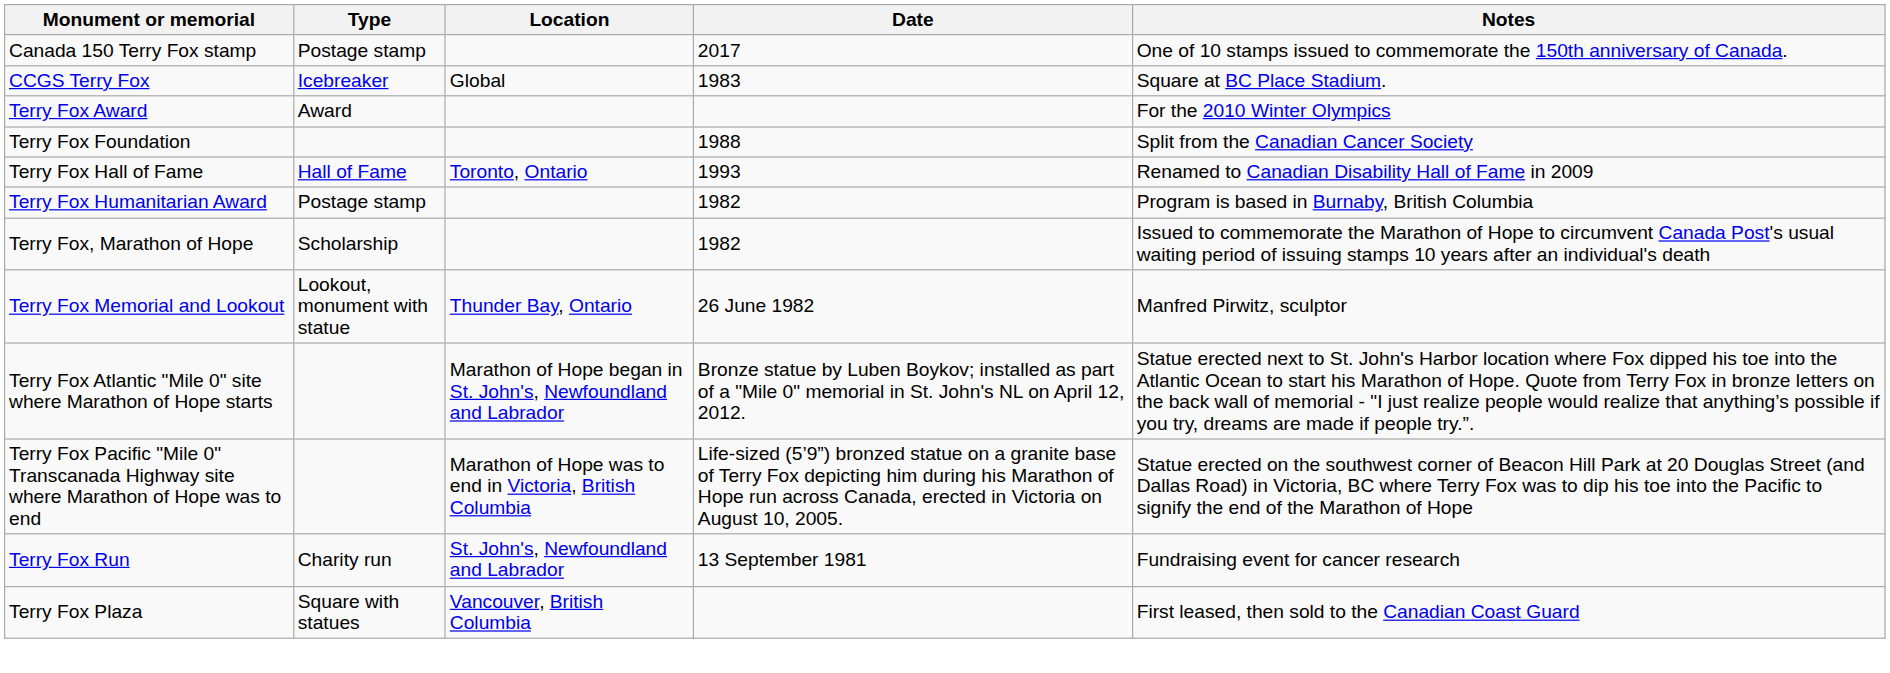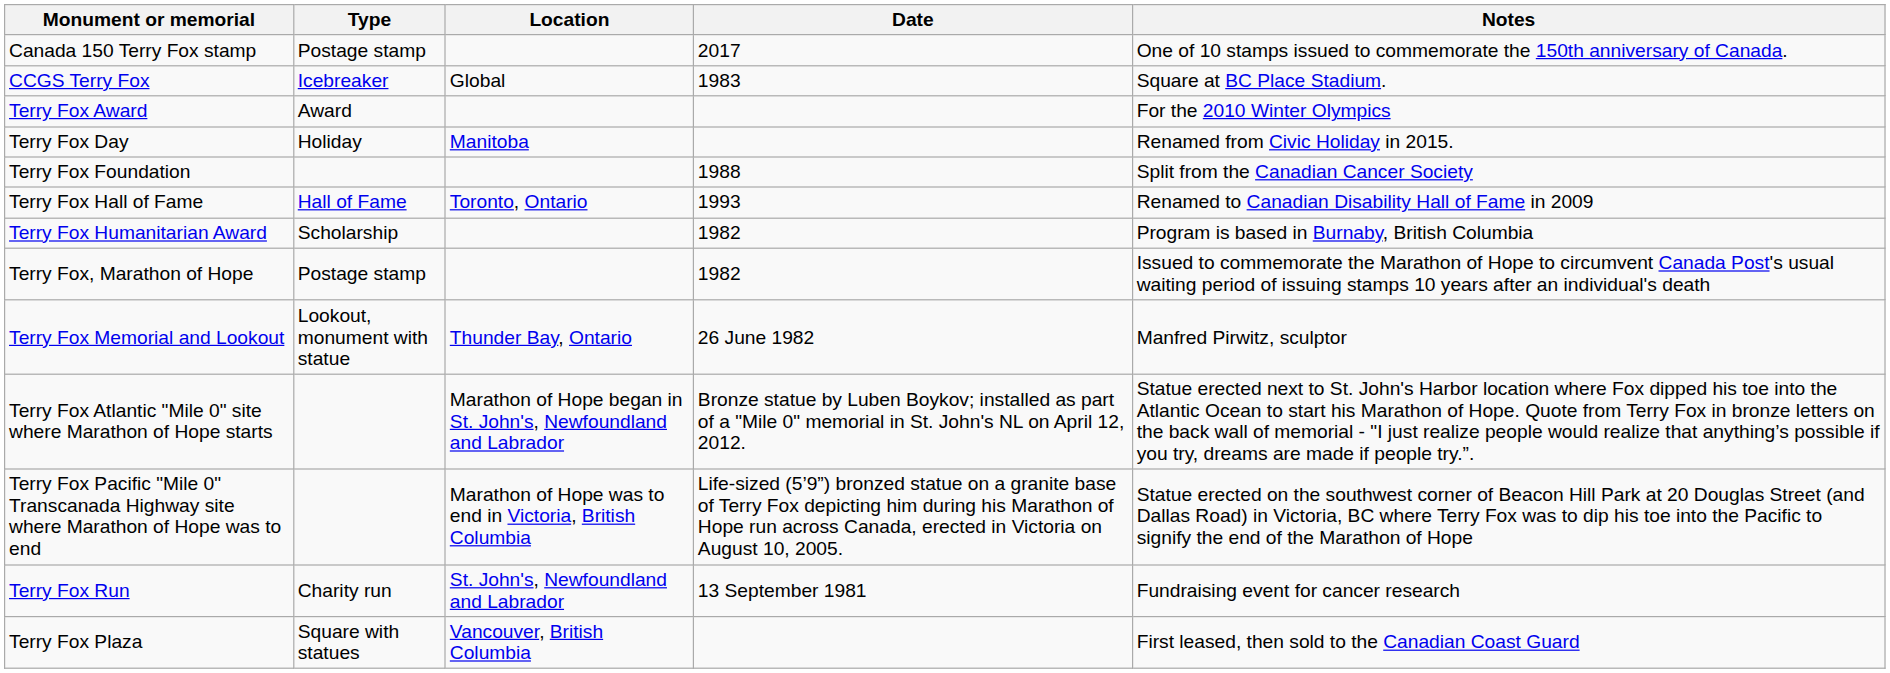+ row: (69, 141)
(362, 202) Postage stamp -> (348, 232) Scholarship
(348, 243) Scholarship -> (362, 274) Postage stamp
